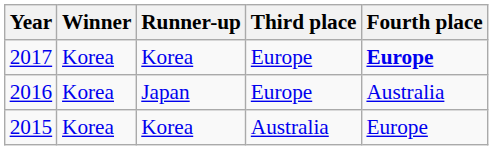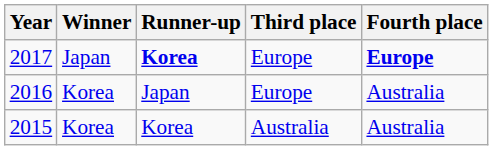(88, 57) Korea -> (86, 57) Japan
(167, 57) normal -> (169, 57) bold
(397, 127) Europe -> (405, 127) Australia
